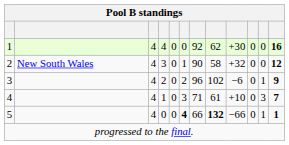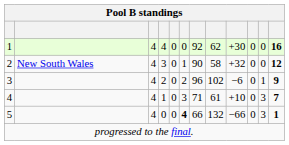(216, 115) bold -> (216, 115) normal
(263, 115) 1 -> (263, 115) 3
